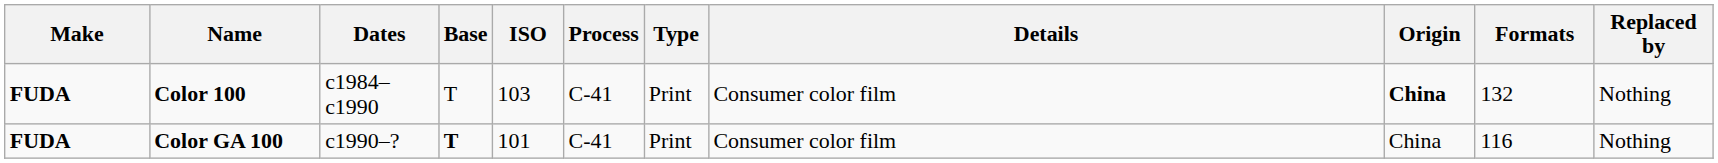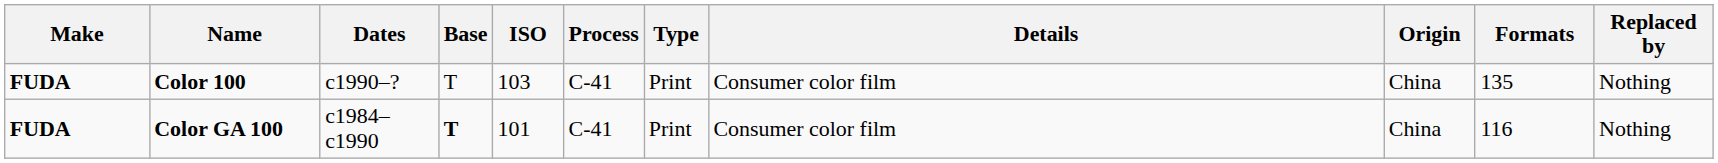(357, 93) c1984–c1990 -> (362, 81) c1990–?
(1417, 93) bold -> (1415, 81) normal
(1497, 93) 132 -> (1497, 81) 135
(362, 140) c1990–? -> (357, 128) c1984–c1990
